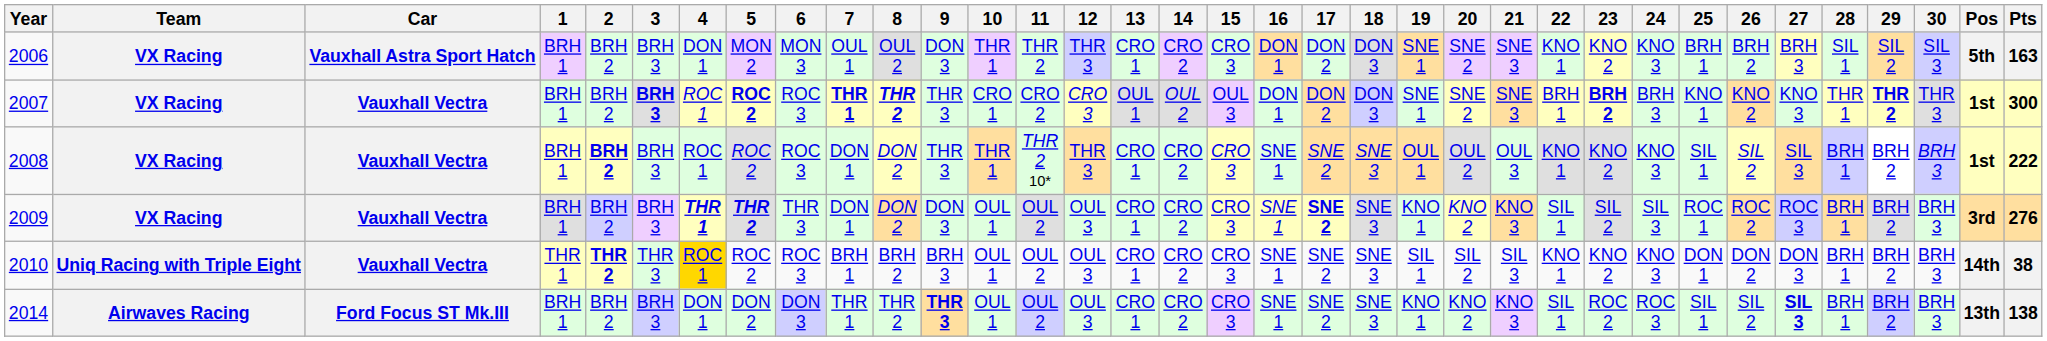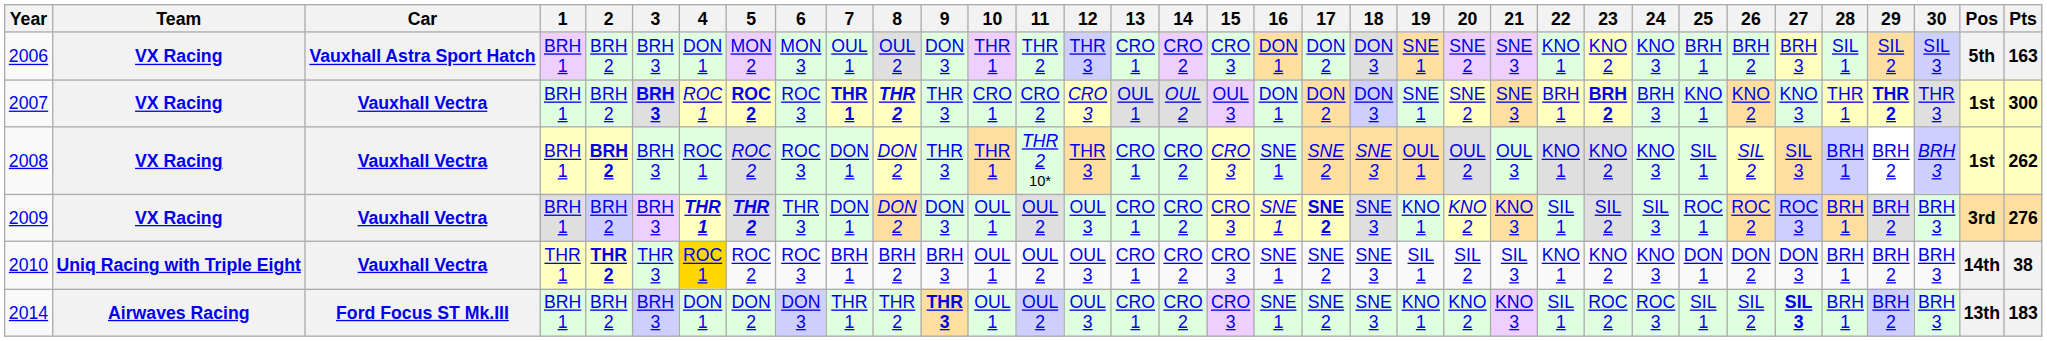(2023, 160) 222 -> (2023, 160) 262
(2023, 312) 138 -> (2023, 312) 183
